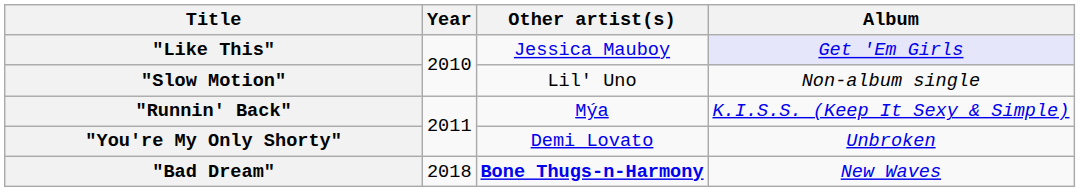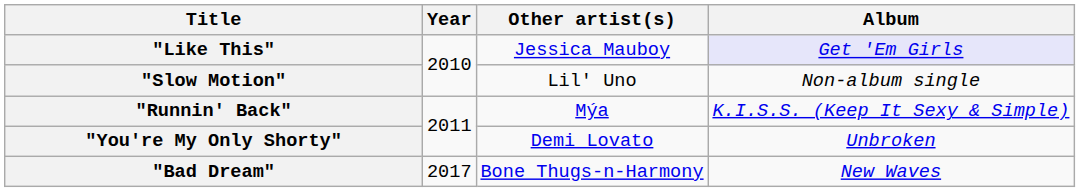(449, 171) 2018 -> (449, 171) 2017
(592, 171) bold -> (592, 171) normal
